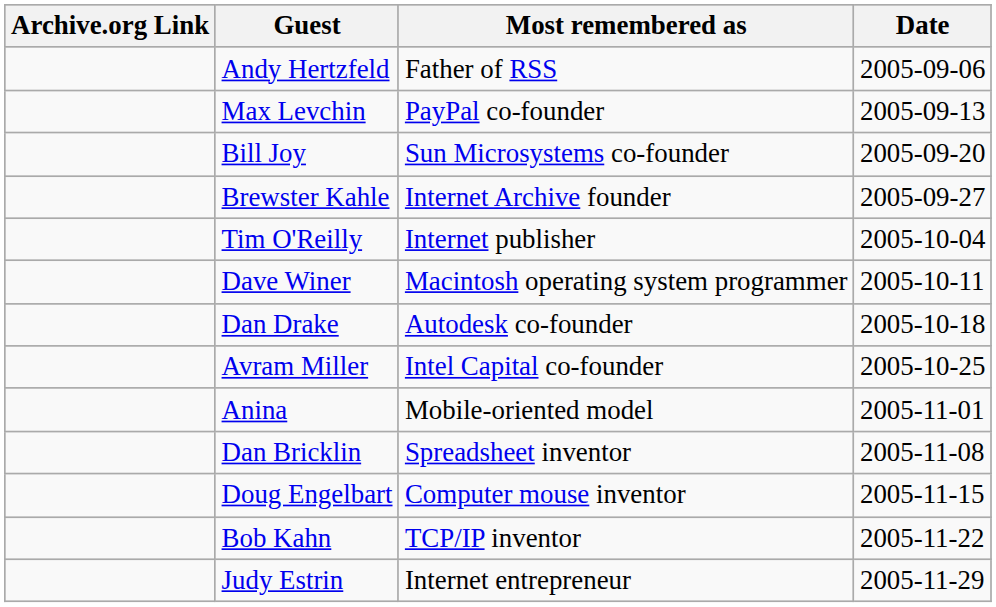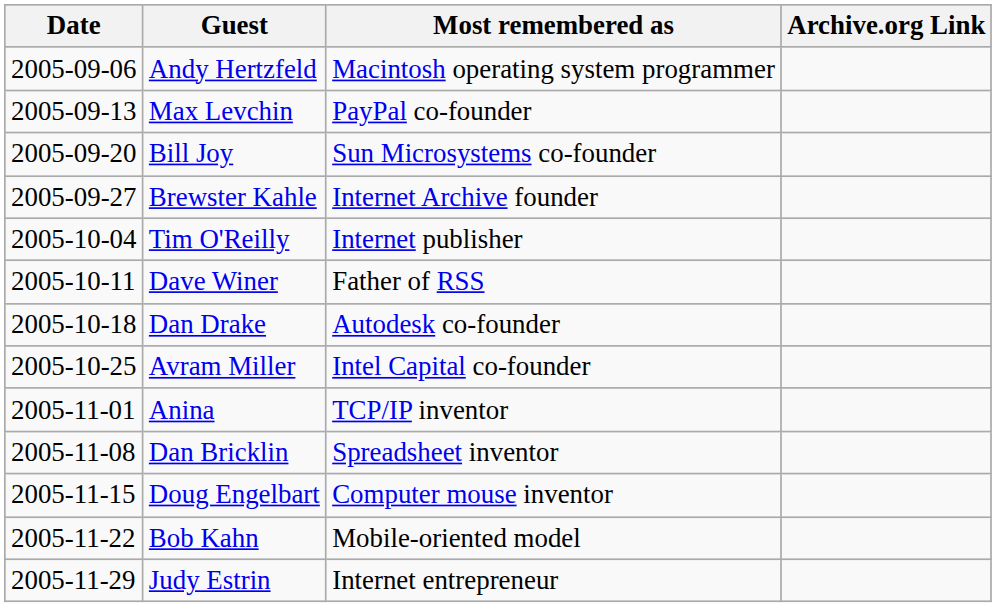columns swapped: (923, 25) <-> (110, 25)
(481, 68) Father of RSS -> (554, 68) Macintosh operating system programmer
(626, 281) Macintosh operating system programmer -> (408, 281) Father of RSS
(529, 409) Mobile-oriented model -> (420, 409) TCP/IP inventor
(493, 537) TCP/IP inventor -> (456, 537) Mobile-oriented model
